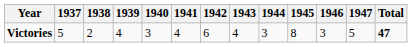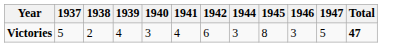- column: (244, 13)
